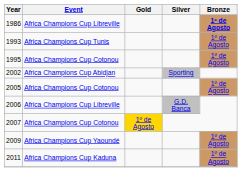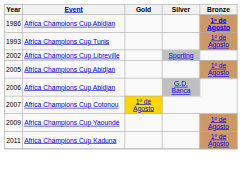(72, 24) Africa Champions Cup Libreville -> (70, 24) Africa Champions Cup Abidjan
- row: (13, 59)
(70, 73) Africa Champions Cup Abidjan -> (72, 56) Africa Champions Cup Libreville
(71, 87) Africa Champions Cup Cotonou -> (70, 70) Africa Champions Cup Abidjan
(72, 105) Africa Champions Cup Libreville -> (70, 87) Africa Champions Cup Abidjan
